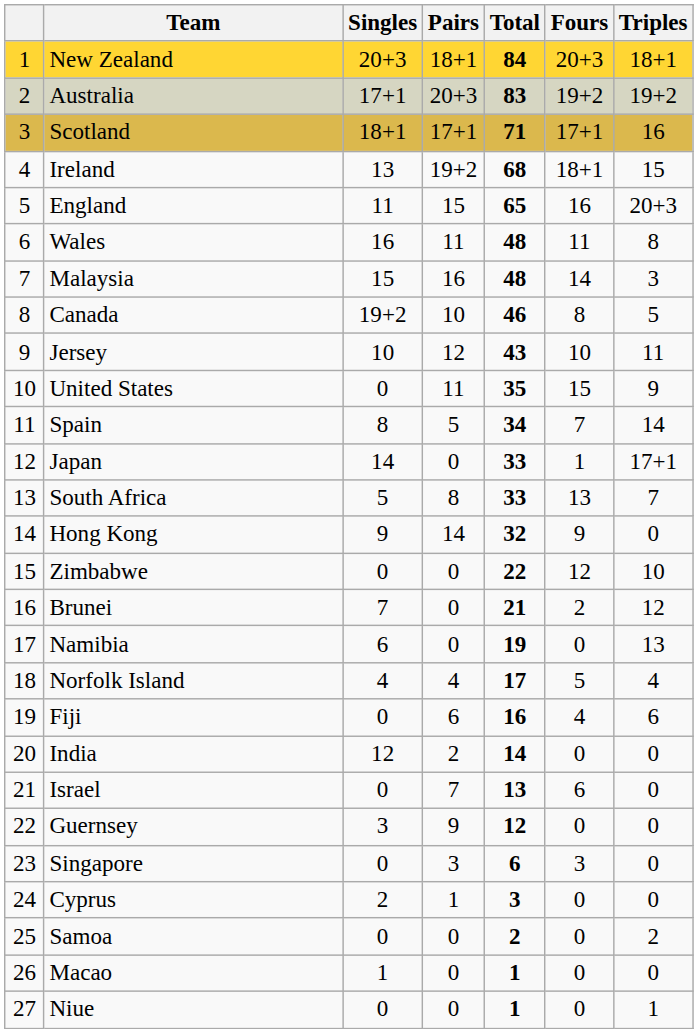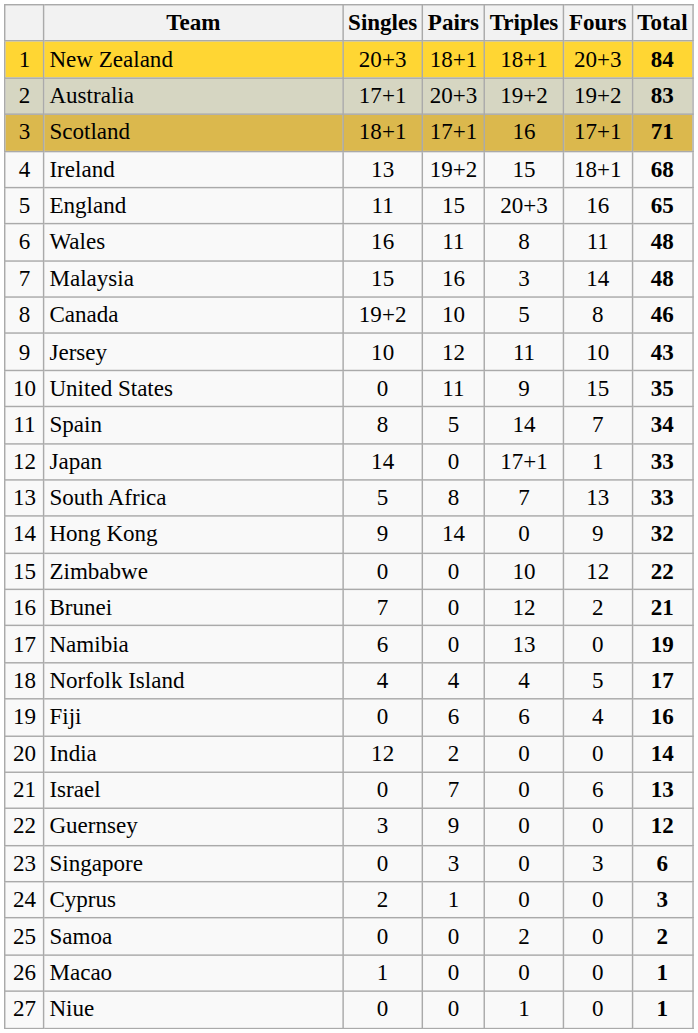columns swapped: (653, 22) <-> (515, 22)
